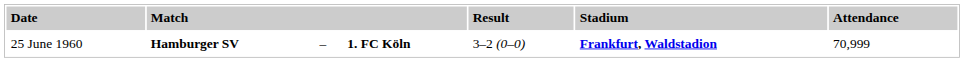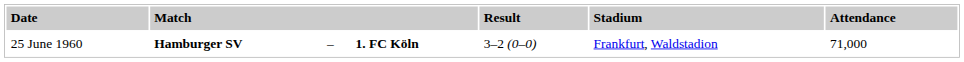(648, 43) bold -> (656, 43) normal
(852, 43) 70,999 -> (848, 43) 71,000
